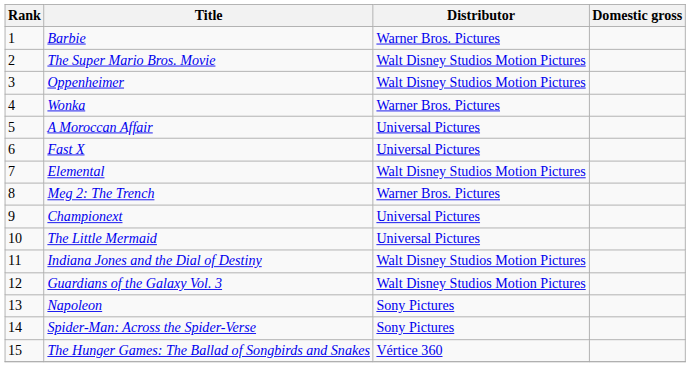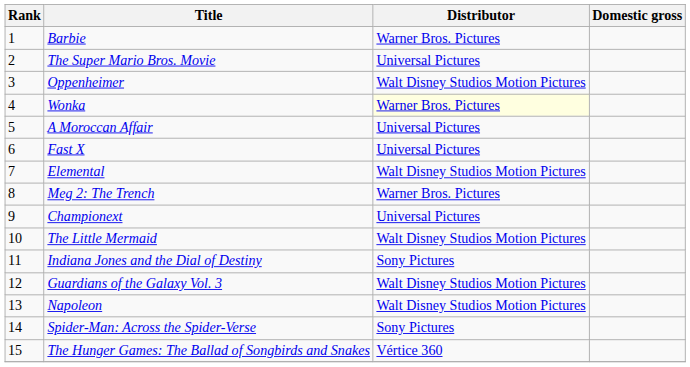(481, 60) Walt Disney Studios Motion Pictures -> (428, 60) Universal Pictures
(438, 104) no background -> (438, 104) lightyellow background
(428, 238) Universal Pictures -> (481, 238) Walt Disney Studios Motion Pictures
(481, 261) Walt Disney Studios Motion Pictures -> (415, 261) Sony Pictures
(415, 305) Sony Pictures -> (481, 305) Walt Disney Studios Motion Pictures
